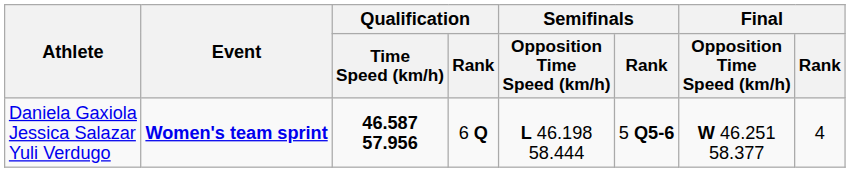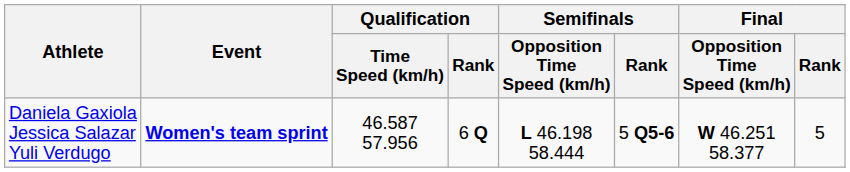(390, 133) bold -> (390, 133) normal
(820, 133) 4 -> (820, 133) 5
